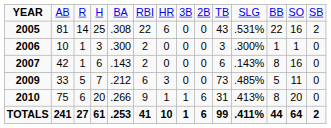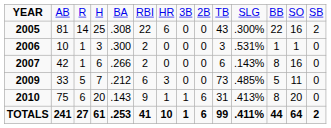(249, 30) .531% -> (249, 30) .300%
(249, 47) .300% -> (249, 47) .531%
(121, 64) .143 -> (121, 64) .266
(121, 98) .266 -> (121, 98) .143
